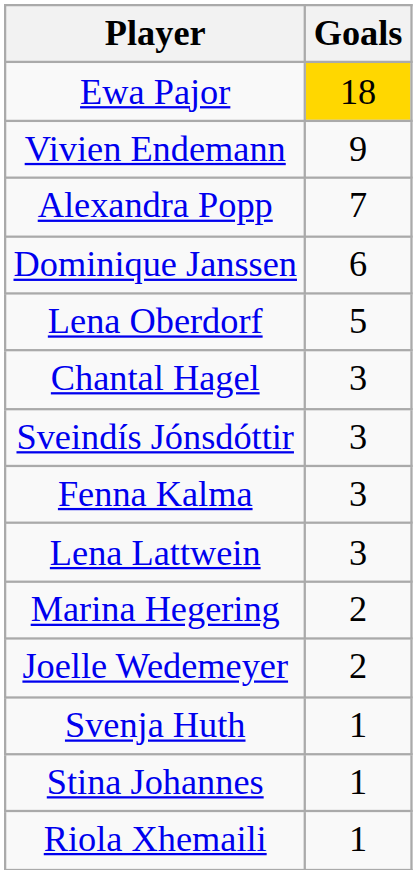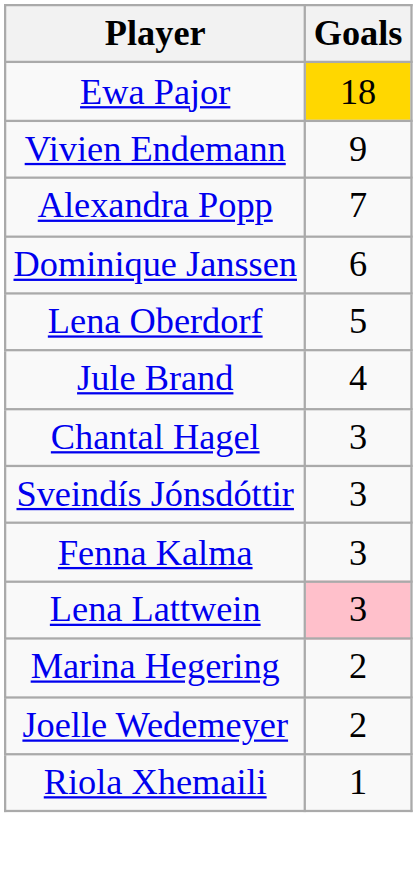+ row: (155, 378)
(358, 551) no background -> (358, 609) pink background
- row: (155, 724)
- row: (155, 782)
